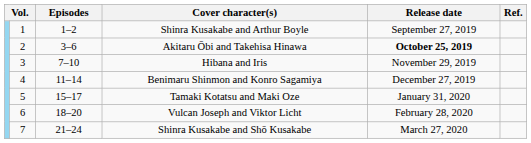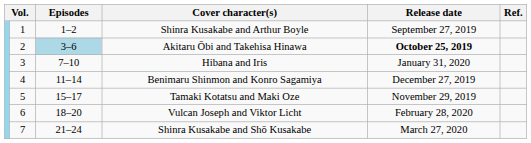(69, 46) no background -> (69, 46) lightblue background
(434, 63) November 29, 2019 -> (434, 63) January 31, 2020
(434, 96) January 31, 2020 -> (434, 96) November 29, 2019
